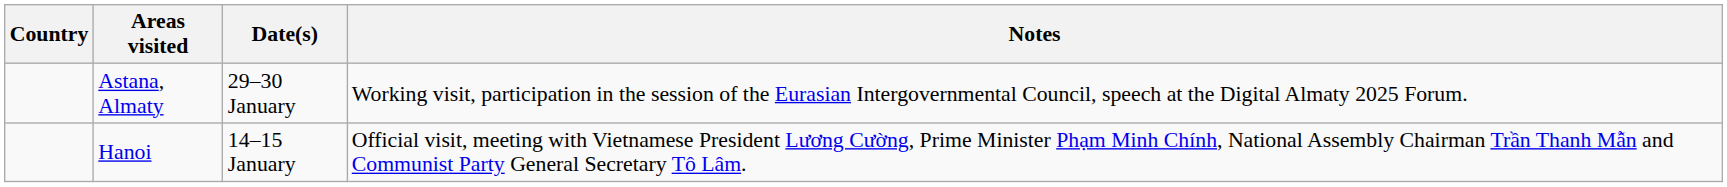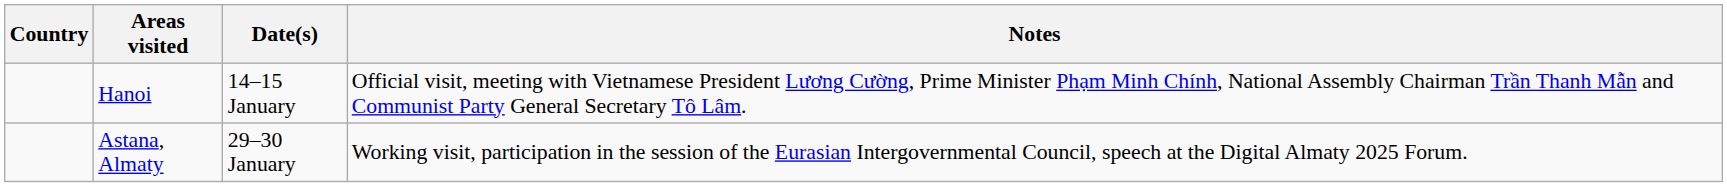rows swapped: (125, 151) <-> (131, 92)
